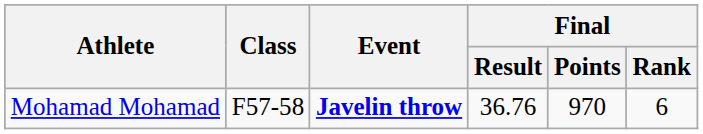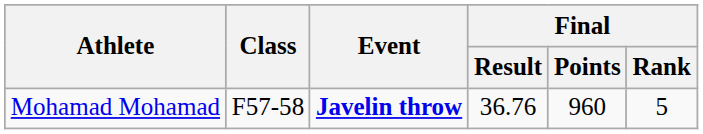(587, 108) 970 -> (587, 108) 960
(662, 108) 6 -> (662, 108) 5
